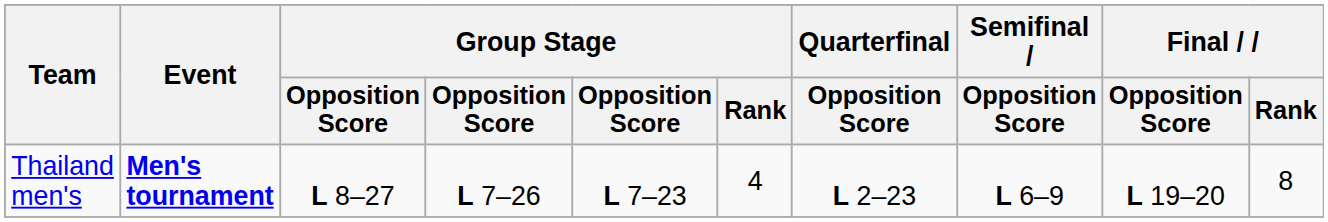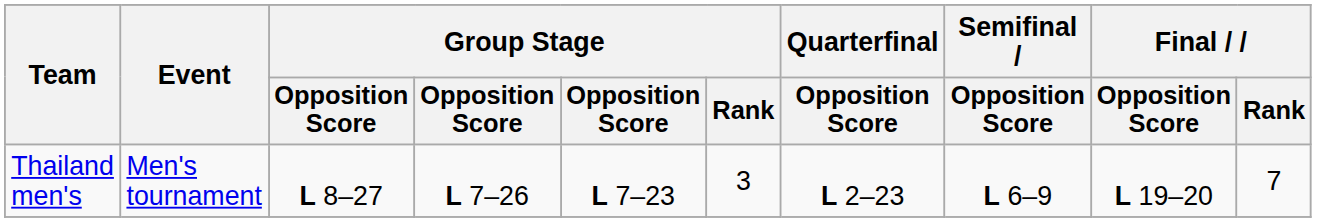(200, 181) bold -> (194, 181) normal
(755, 181) 4 -> (743, 181) 3
(1286, 181) 8 -> (1274, 181) 7
